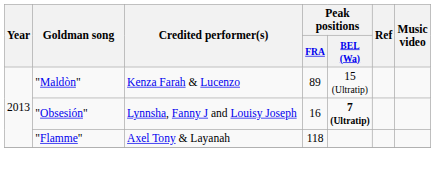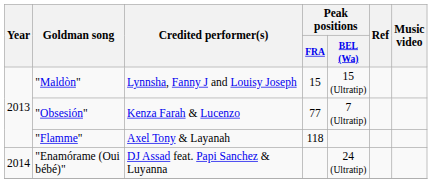(184, 82) Kenza Farah & Lucenzo -> (212, 82) Lynnsha, Fanny J and Louisy Joseph
(315, 82) 89 -> (315, 82) 15
(212, 113) Lynnsha, Fanny J and Louisy Joseph -> (184, 113) Kenza Farah & Lucenzo
(315, 113) 16 -> (315, 113) 77
(350, 113) bold -> (348, 113) normal
+ row: (78, 163)
